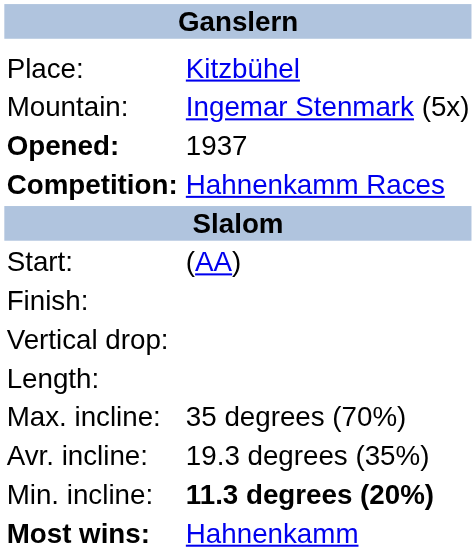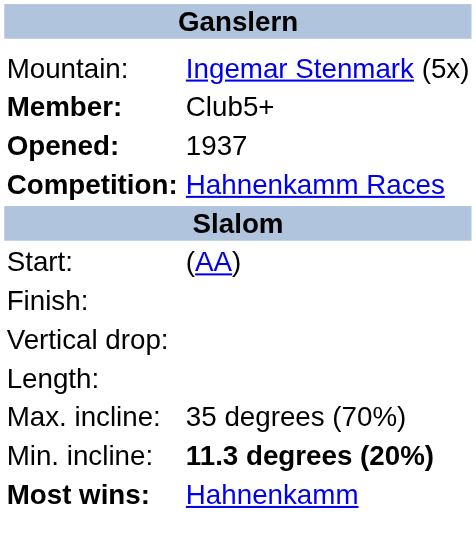- row: (45, 68)
+ row: (64, 107)
- row: (77, 456)
